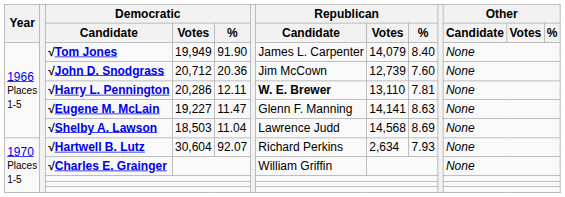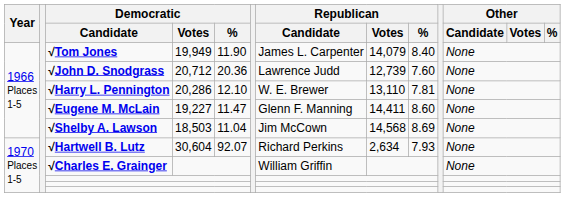(232, 52) 91.90 -> (232, 52) 11.90
(293, 71) Jim McCown -> (299, 71) Lawrence Judd
(232, 90) 12.11 -> (232, 90) 12.10
(295, 90) bold -> (293, 90) normal
(388, 109) 14,141 -> (387, 109) 14,411
(423, 109) 8.63 -> (423, 109) 8.60
(299, 128) Lawrence Judd -> (293, 128) Jim McCown
